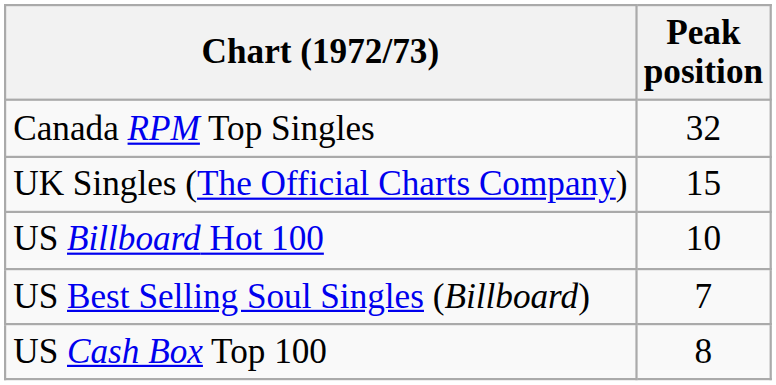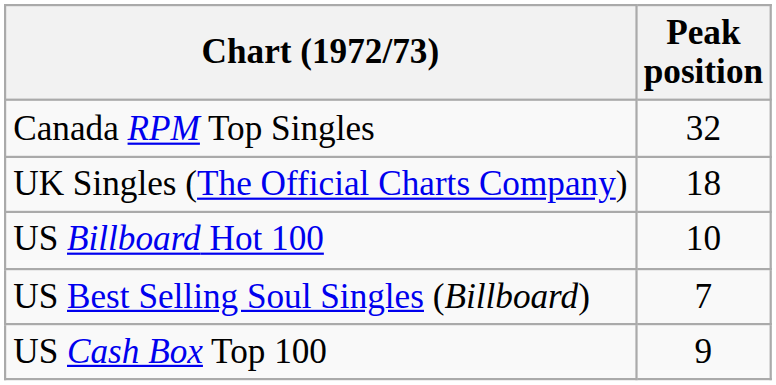(703, 183) 15 -> (703, 183) 18
(703, 351) 8 -> (703, 351) 9
